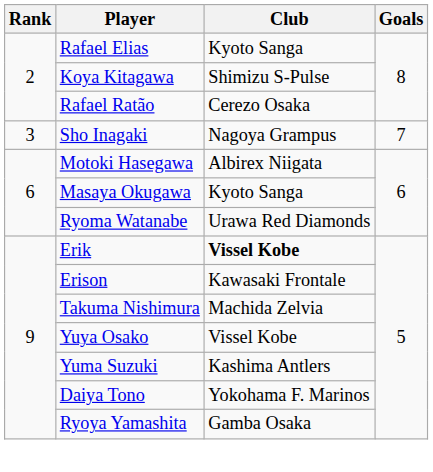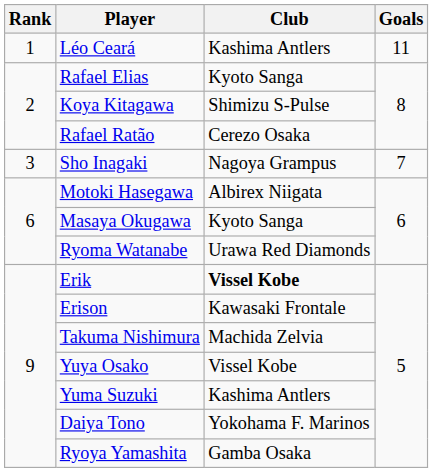+ row: (97, 47)
